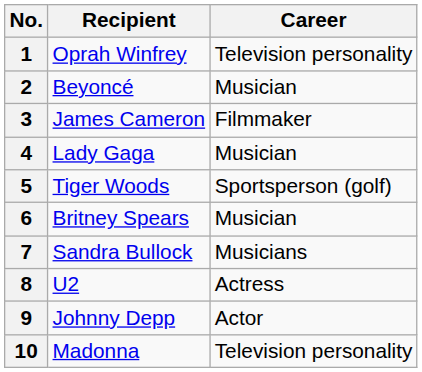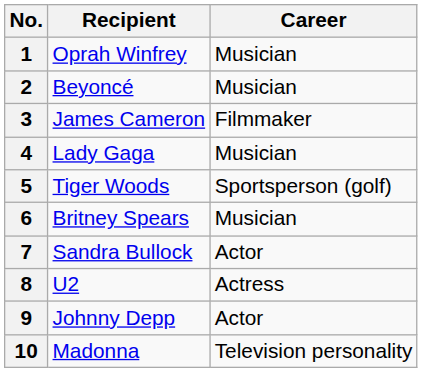(314, 53) Television personality -> (256, 53) Musician
(261, 251) Musicians -> (239, 251) Actor
